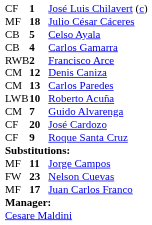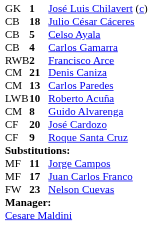(12, 8) CF -> (13, 8) GK
(13, 21) MF -> (12, 21) CB
(35, 73) 12 -> (35, 73) 21
(32, 111) 7 -> (32, 111) 8
rows swapped: (81, 176) <-> (91, 189)
